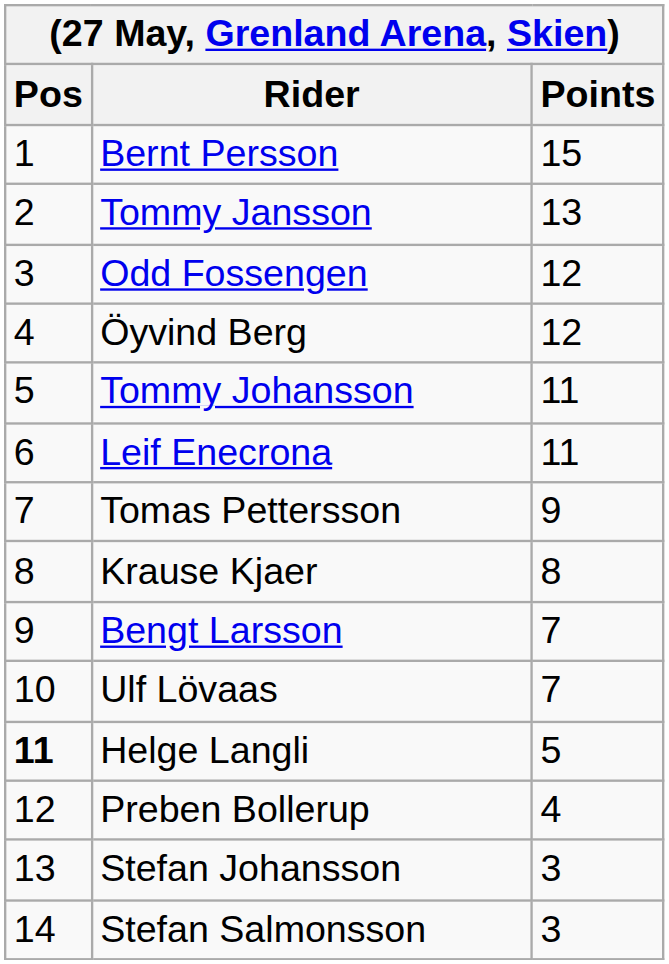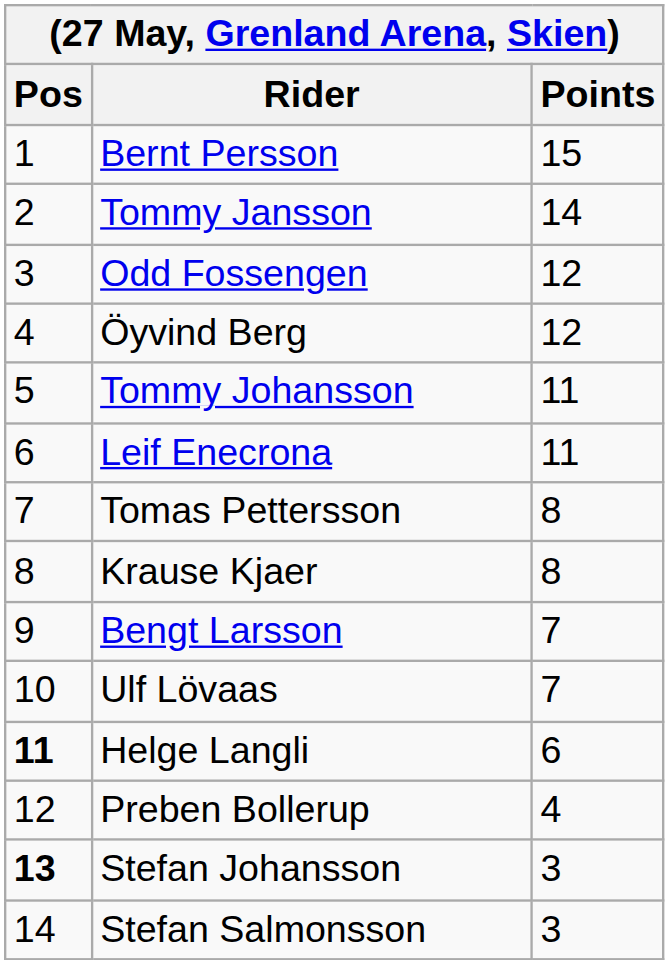(561, 213) 13 -> (561, 213) 14
(551, 511) 9 -> (551, 511) 8
(551, 749) 5 -> (551, 749) 6
(35, 869) normal -> (35, 869) bold
